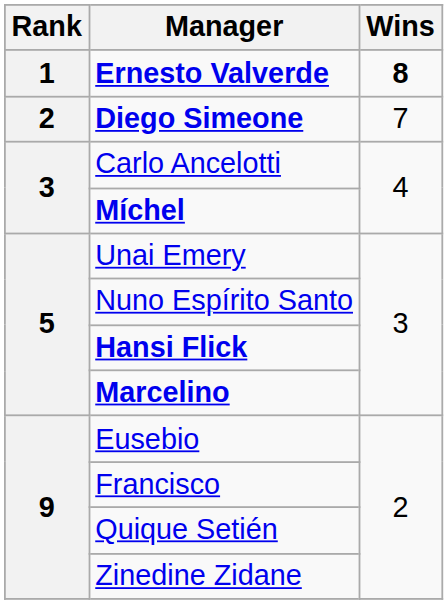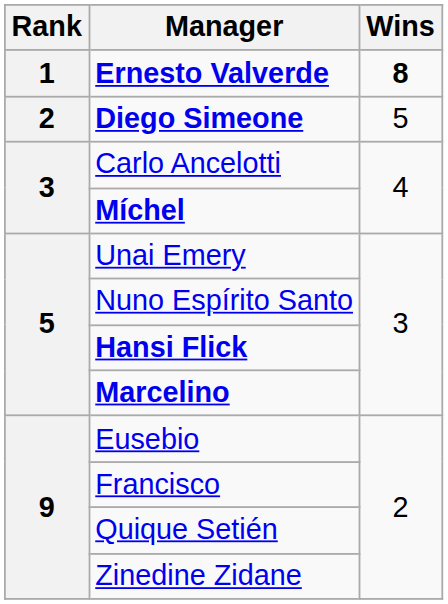(401, 118) 7 -> (401, 118) 5
